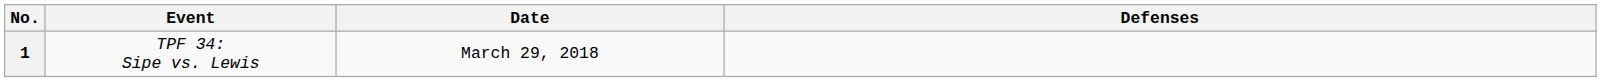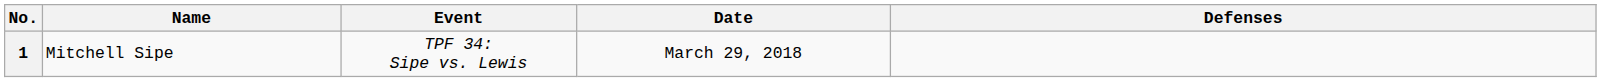+ column: (191, 18)
